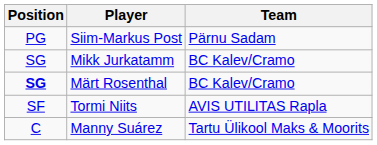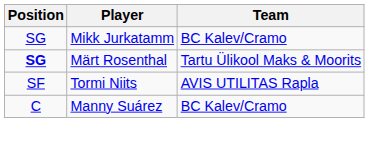- row: (126, 38)
(242, 83) BC Kalev/Cramo -> (271, 60) Tartu Ülikool Maks & Moorits
(279, 128) Tartu Ülikool Maks & Moorits -> (234, 106) BC Kalev/Cramo
